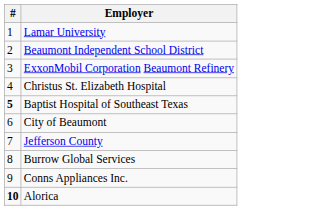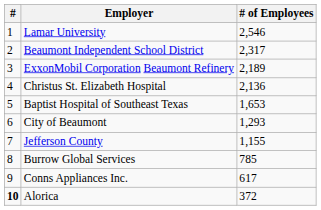+ column: (276, 13)
(10, 104) bold -> (10, 104) normal
